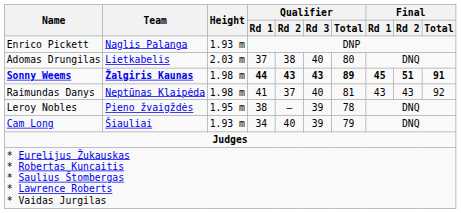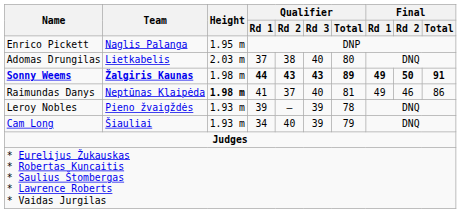(227, 44) 1.93 m -> (227, 44) 1.95 m
(380, 76) 45 -> (380, 76) 49
(408, 76) 51 -> (408, 76) 50
(227, 92) normal -> (227, 92) bold
(380, 92) 43 -> (380, 92) 49
(408, 92) 43 -> (408, 92) 46
(439, 92) 92 -> (439, 92) 86
(227, 108) 1.95 m -> (227, 108) 1.93 m
(261, 108) 38 -> (261, 108) 39
